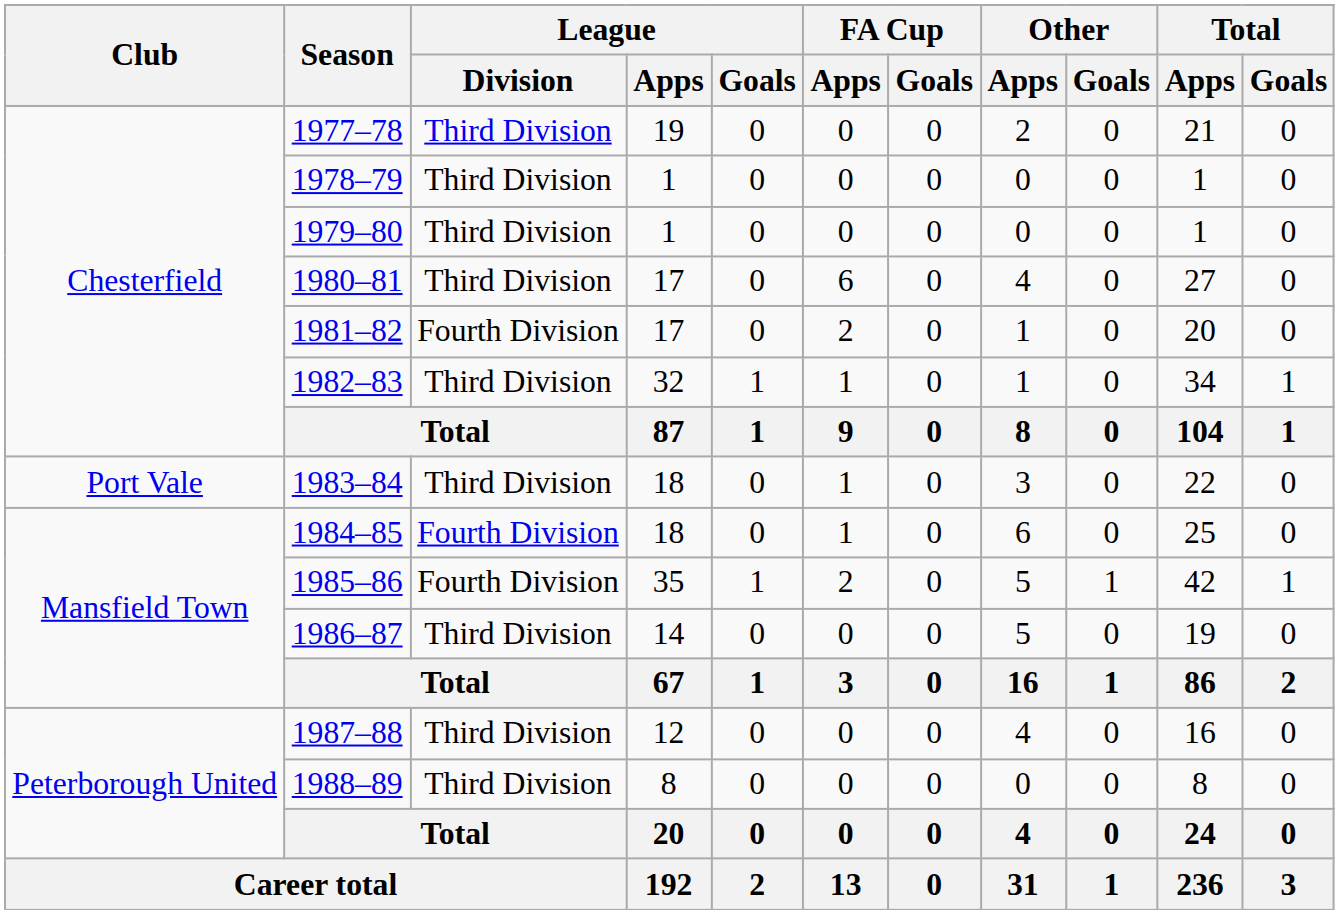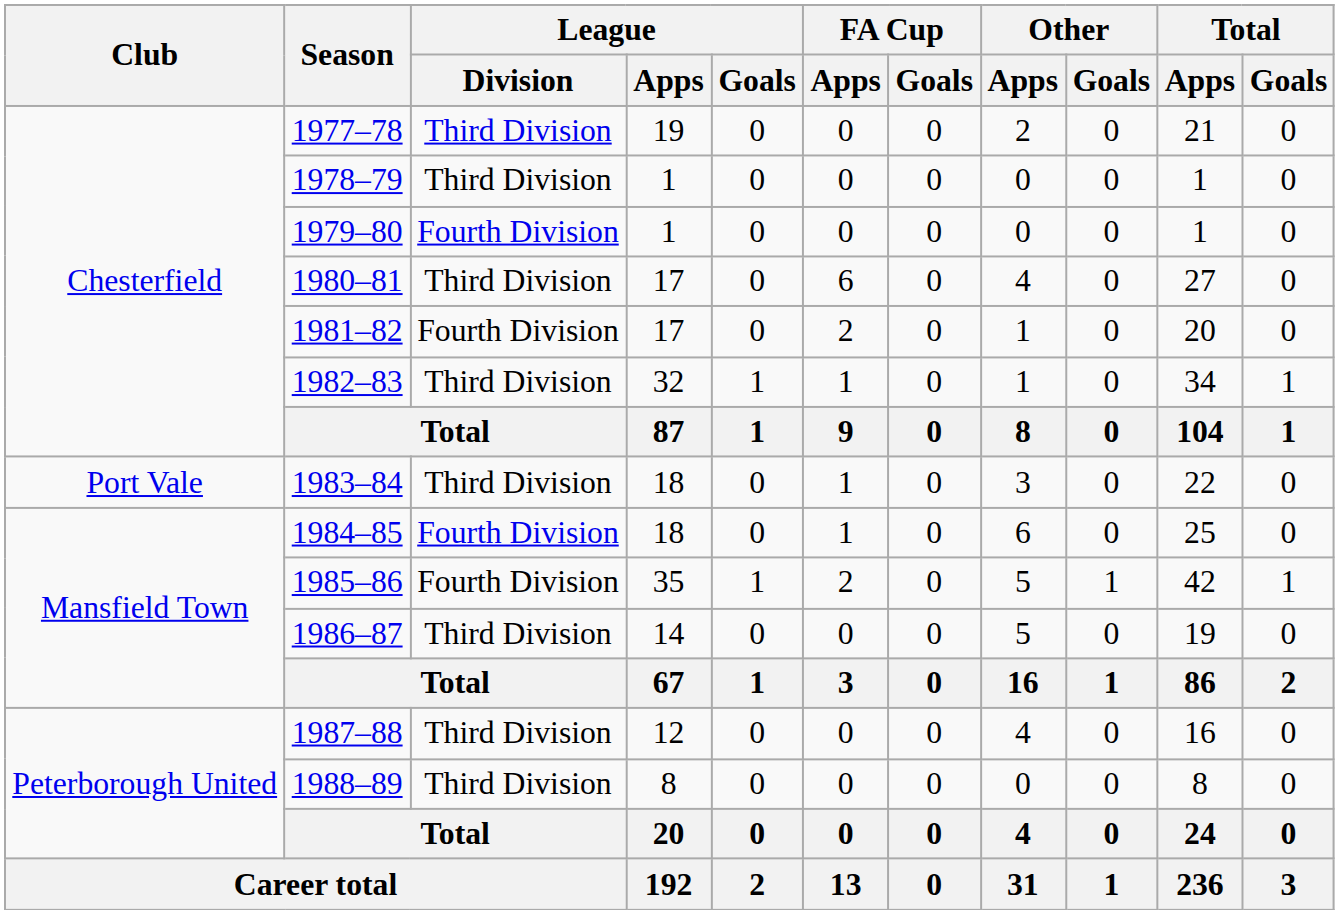(518, 230) Third Division -> (518, 230) Fourth Division
